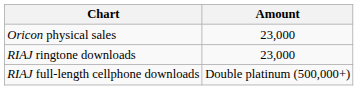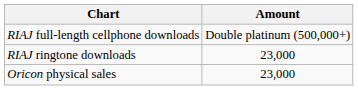rows swapped: (62, 34) <-> (103, 74)
